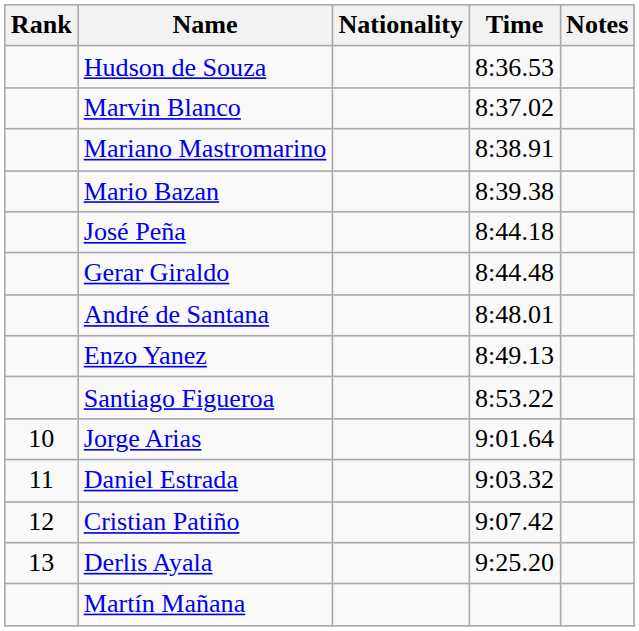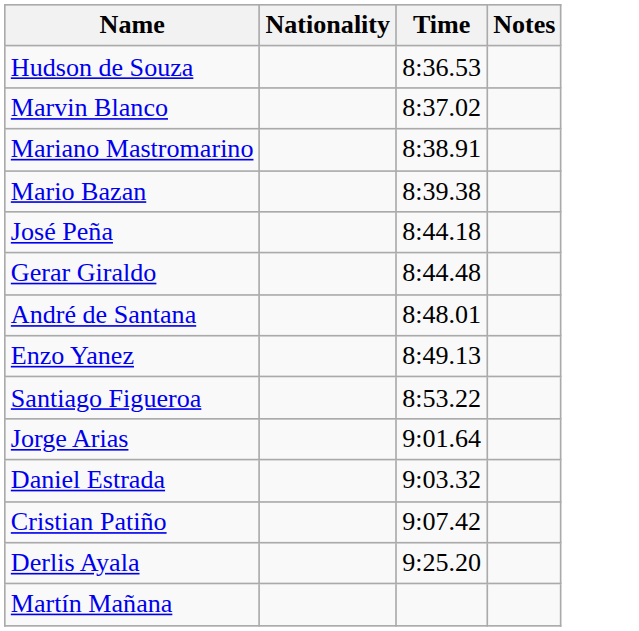- column: (41, 25)
